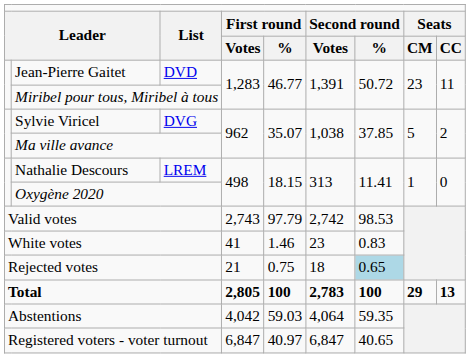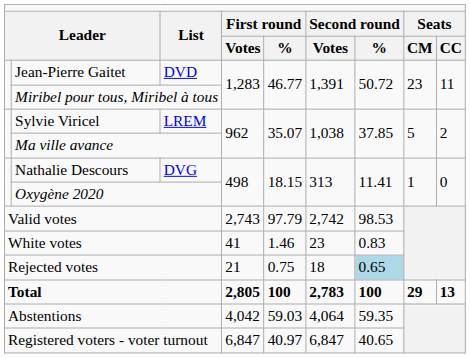(180, 121) DVG -> (185, 121) LREM
(185, 169) LREM -> (180, 169) DVG
